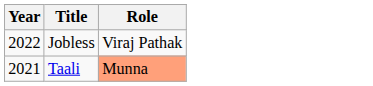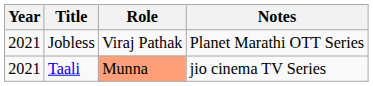+ column: (277, 17)
(24, 42) 2022 -> (24, 42) 2021
